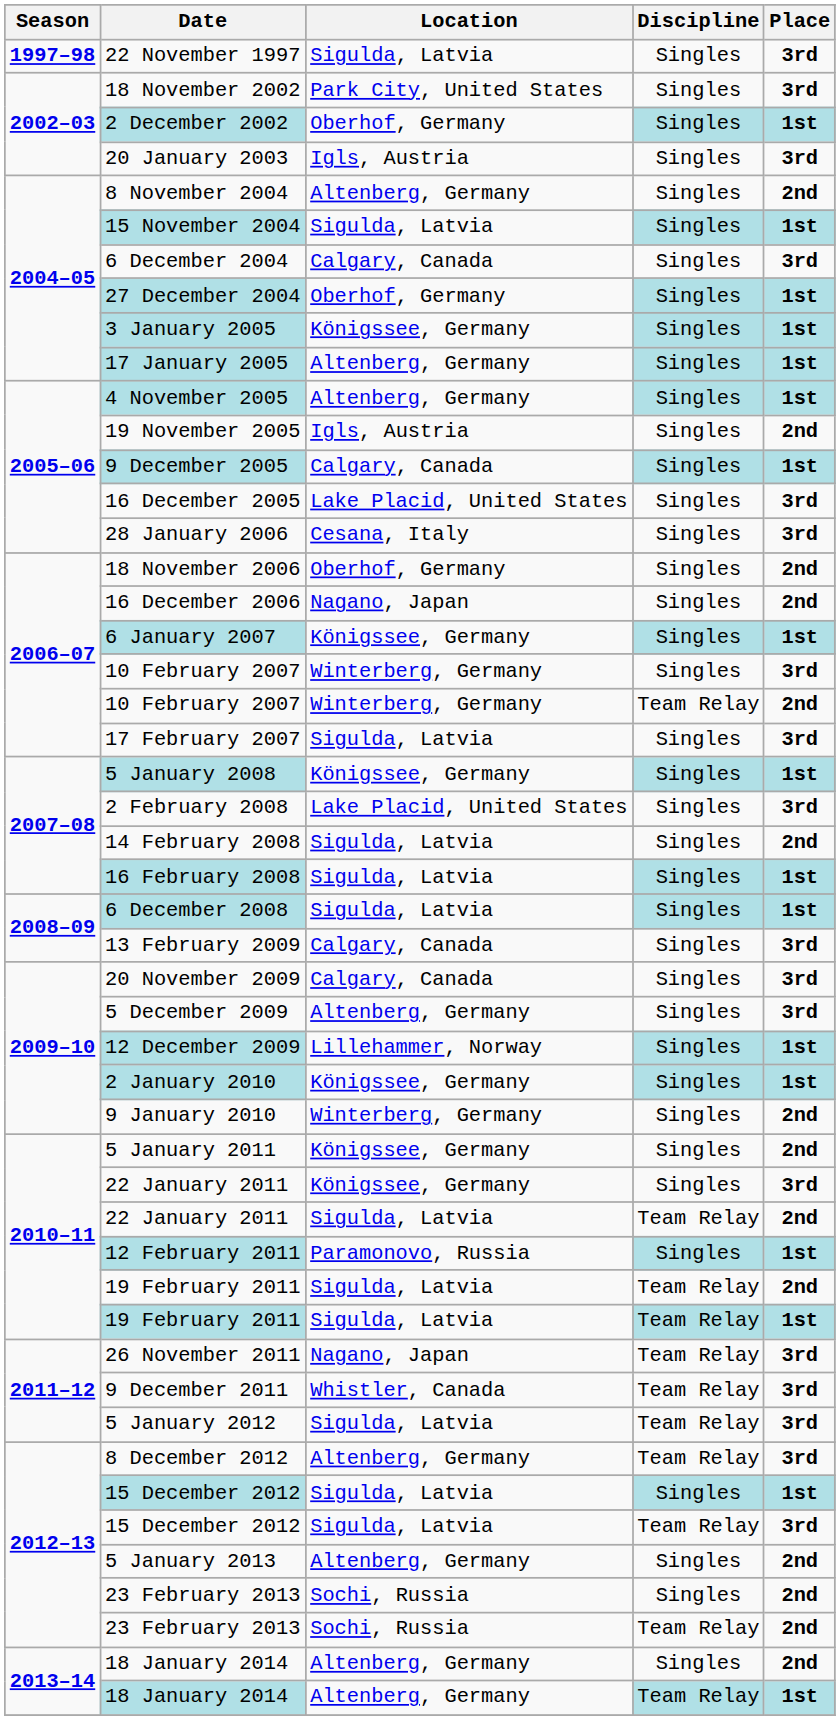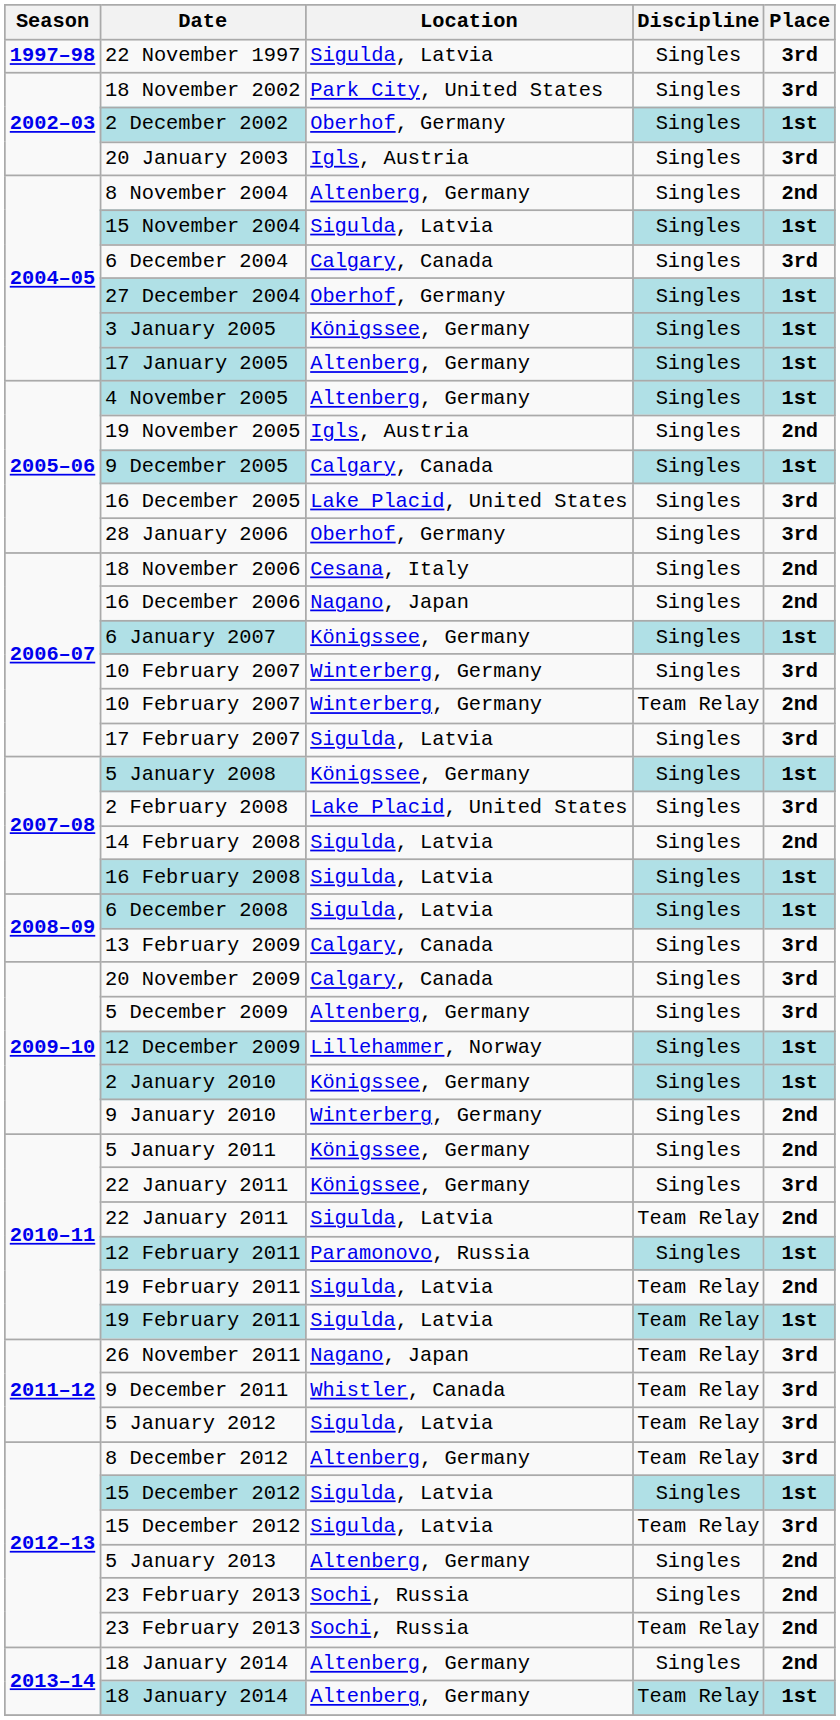(390, 535) Cesana, Italy -> (408, 535) Oberhof, Germany
(408, 569) Oberhof, Germany -> (390, 569) Cesana, Italy
